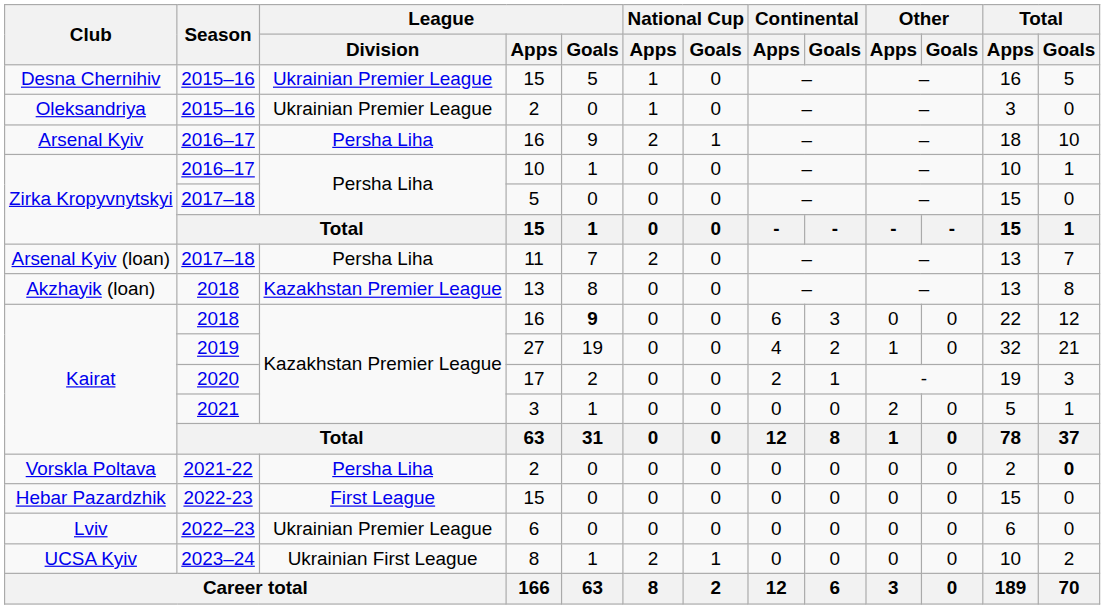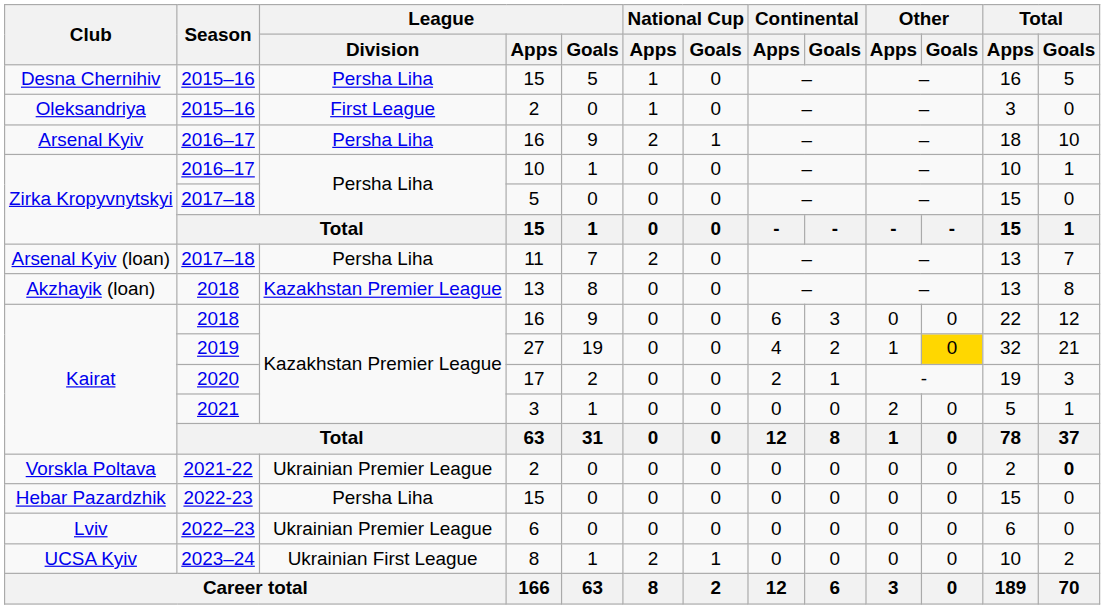(383, 79) Ukrainian Premier League -> (383, 79) Persha Liha
(383, 109) Ukrainian Premier League -> (383, 109) First League
(593, 318) bold -> (593, 318) normal
(952, 348) no background -> (952, 348) gold background
(383, 468) Persha Liha -> (383, 468) Ukrainian Premier League
(383, 498) First League -> (383, 498) Persha Liha
